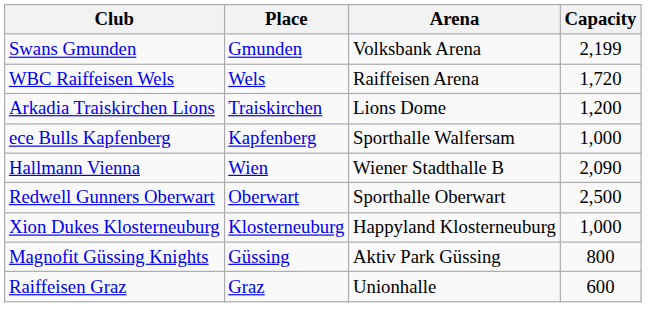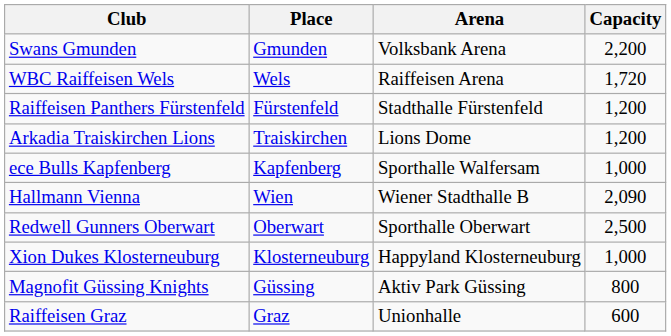(600, 49) 2,199 -> (625, 49) 2,200
+ row: (127, 108)
